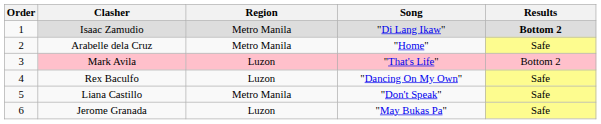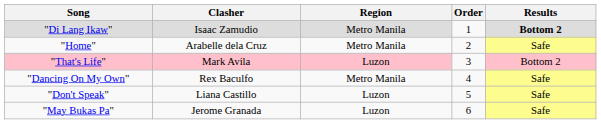columns swapped: (21, 13) <-> (411, 13)
(262, 78) Luzon -> (376, 78) Metro Manila
(262, 94) Metro Manila -> (376, 94) Luzon
